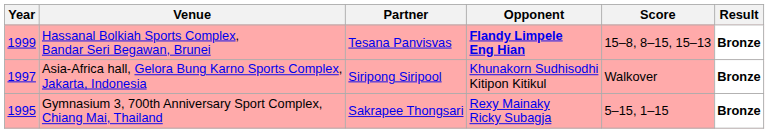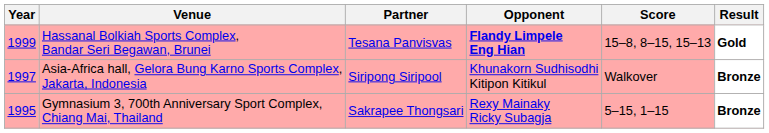(739, 42) Bronze -> (732, 42) Gold
